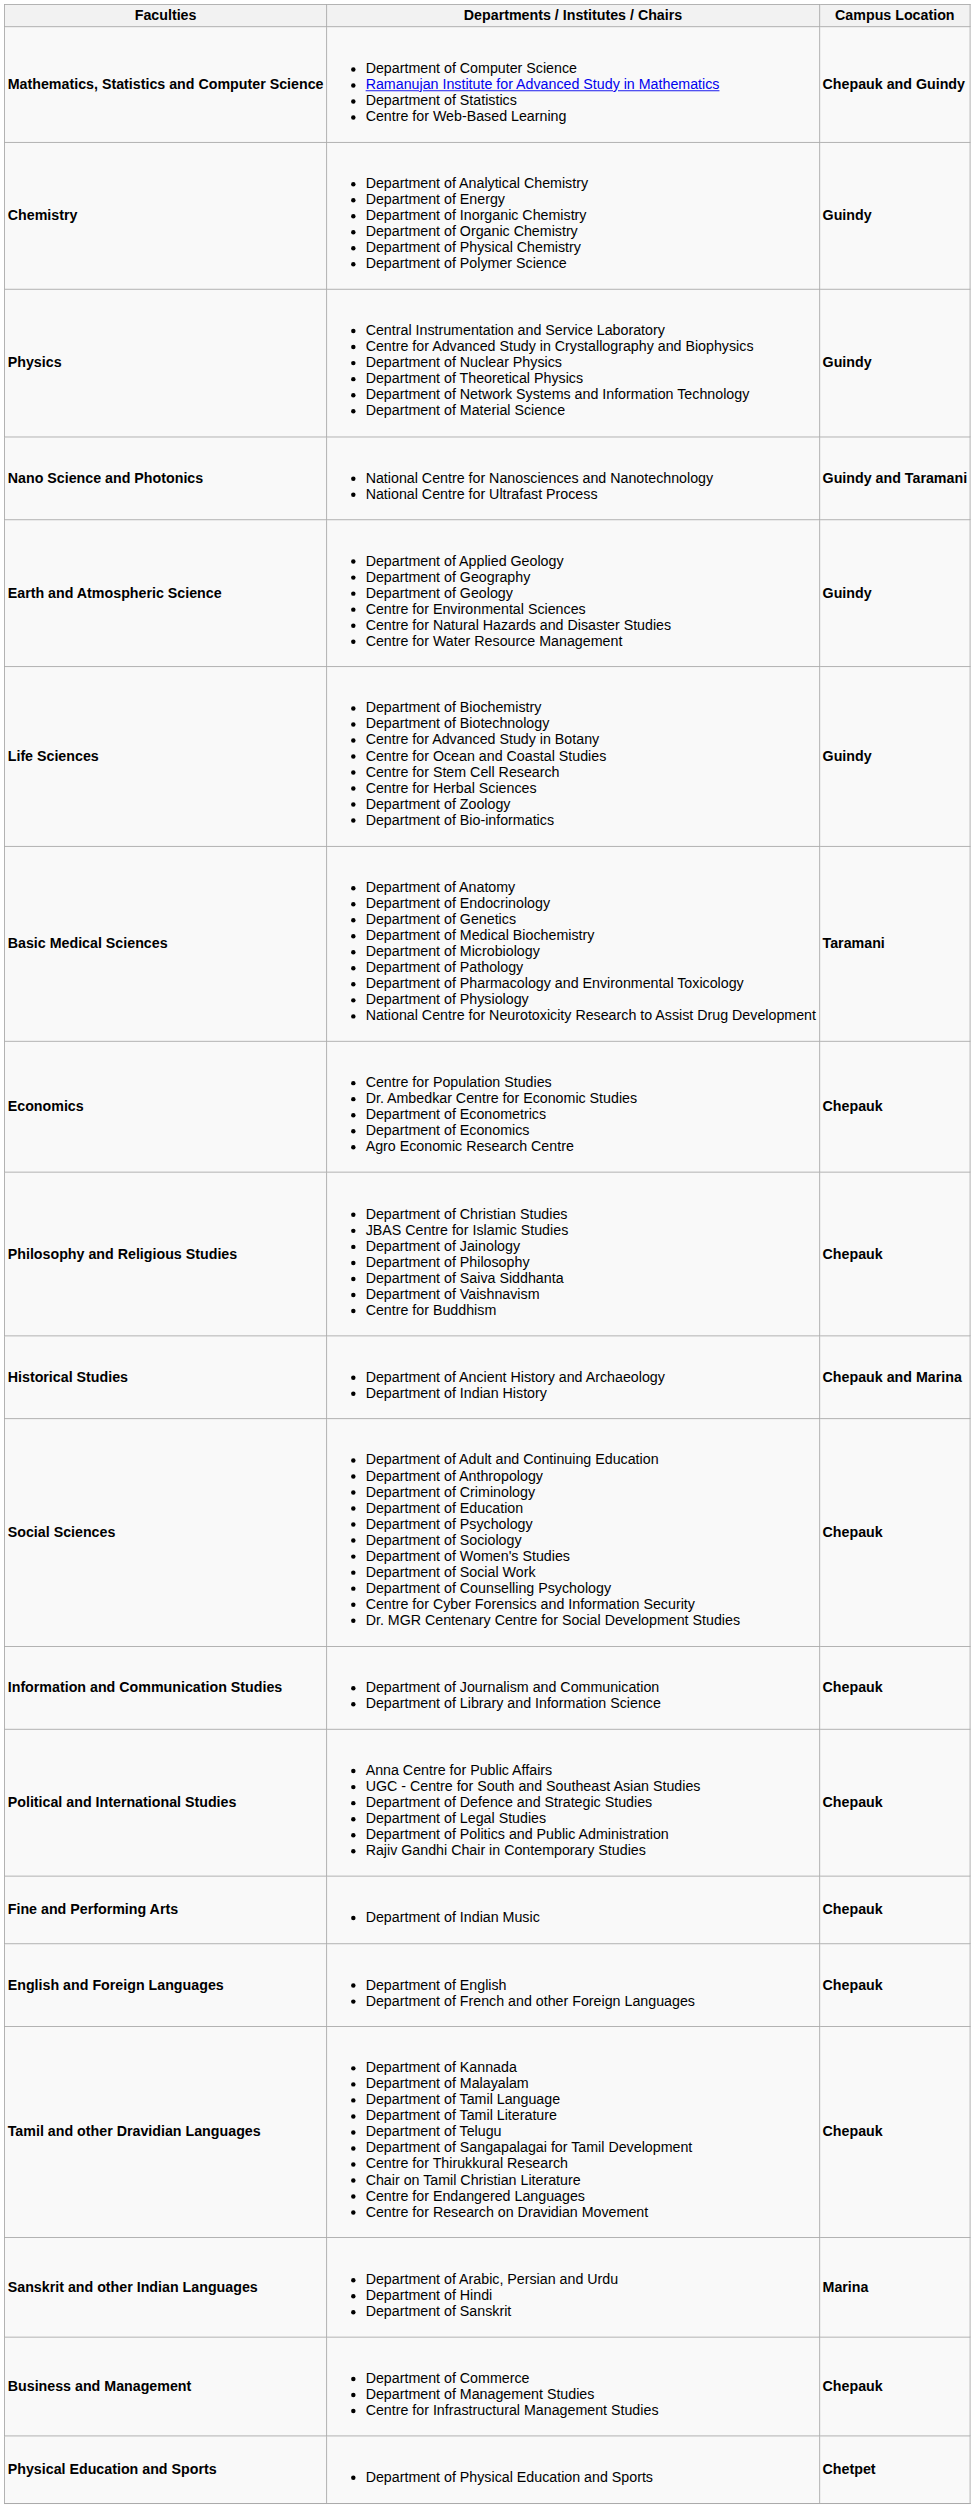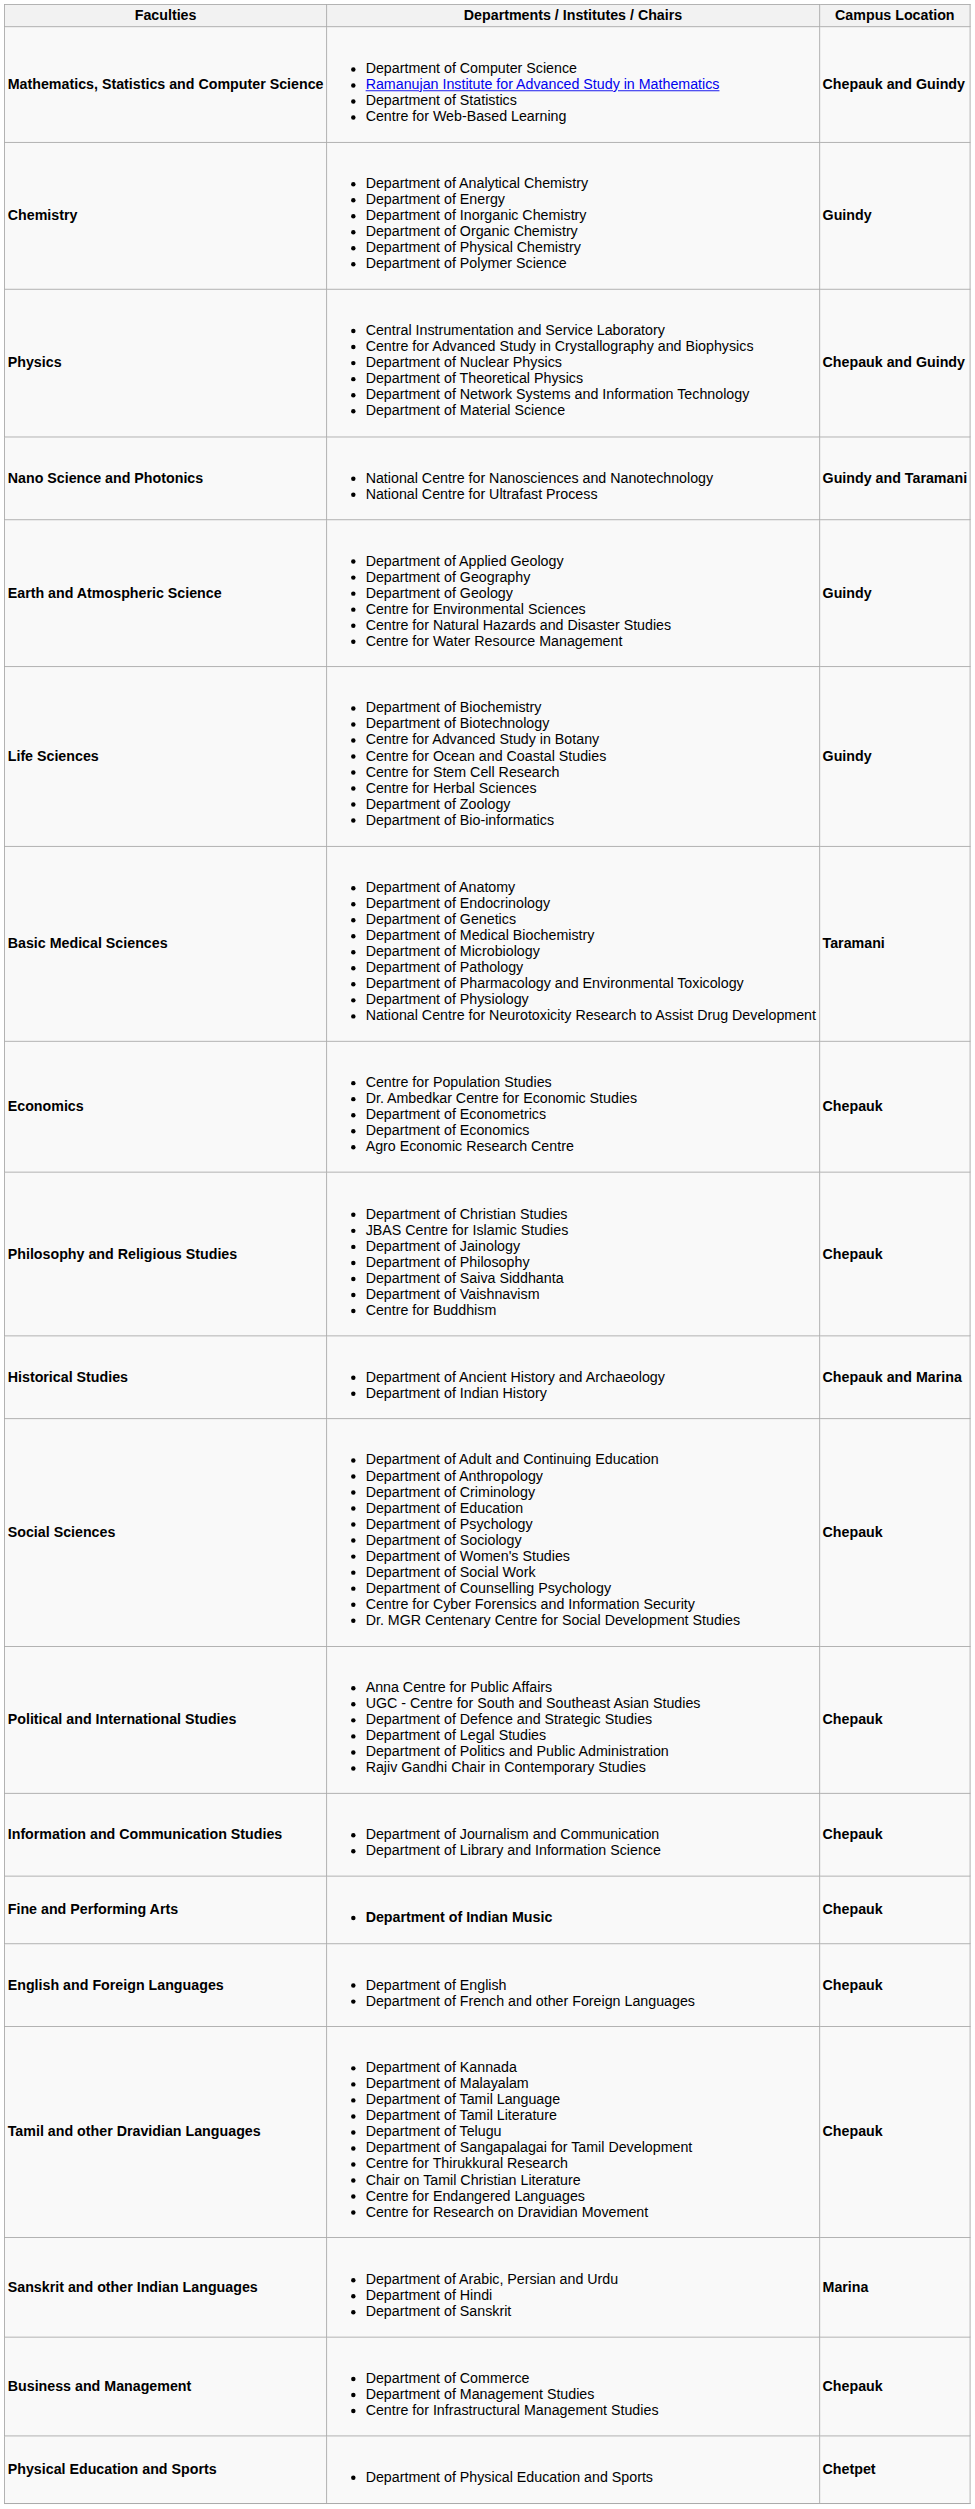(847, 363) Guindy -> (894, 363) Chepauk and Guindy
rows swapped: (122, 1802) <-> (145, 1687)
(573, 1918) normal -> (573, 1918) bold
